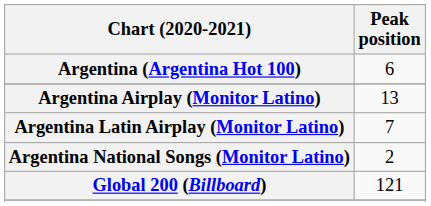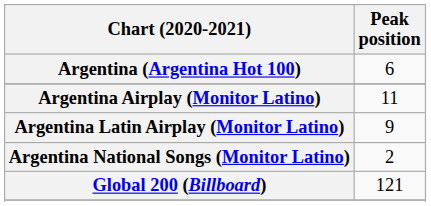(390, 98) 13 -> (390, 98) 11
(390, 127) 7 -> (390, 127) 9
